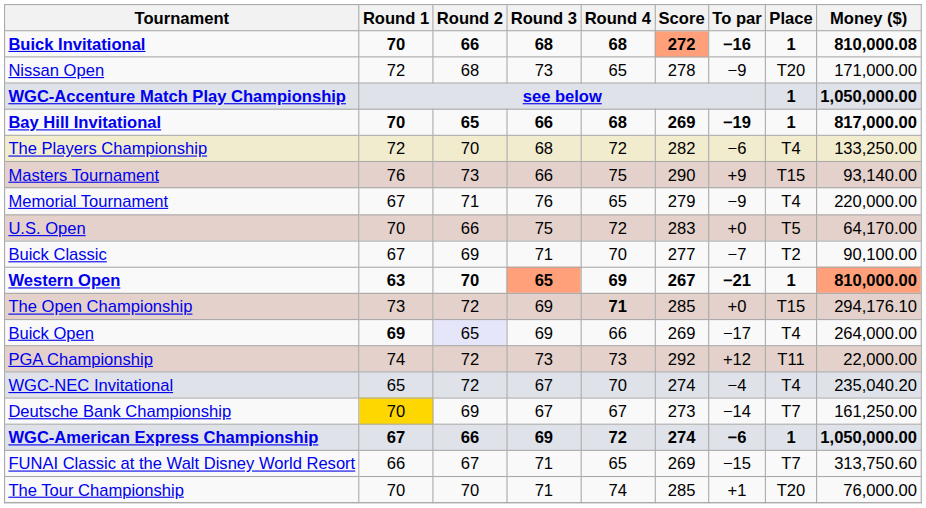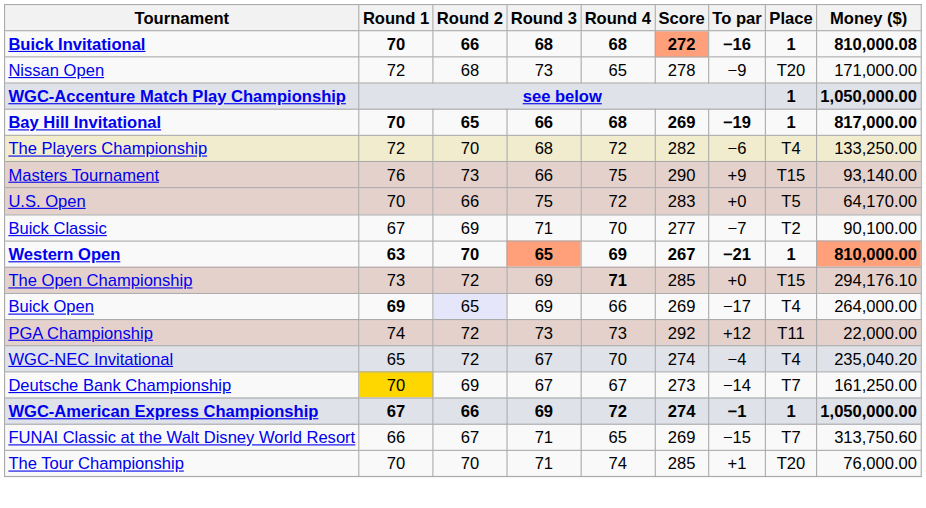- row: (88, 201)
(737, 437) −6 -> (737, 411) −1
